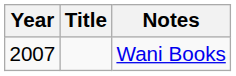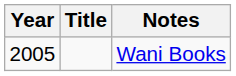(32, 53) 2007 -> (32, 53) 2005
